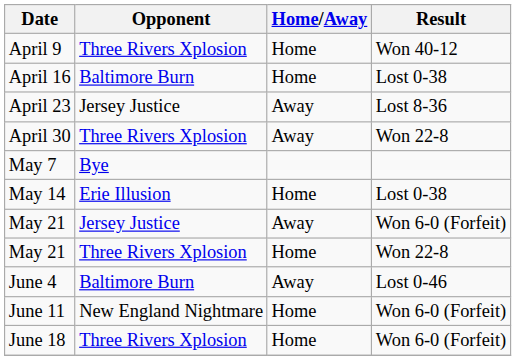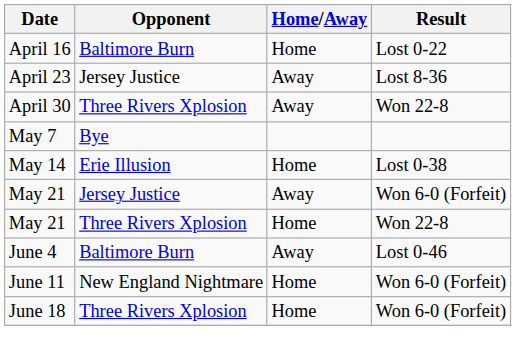- row: (35, 48)
(411, 77) Lost 0-38 -> (411, 48) Lost 0-22
